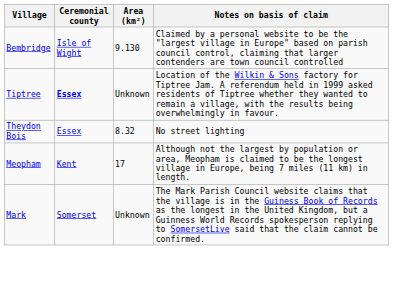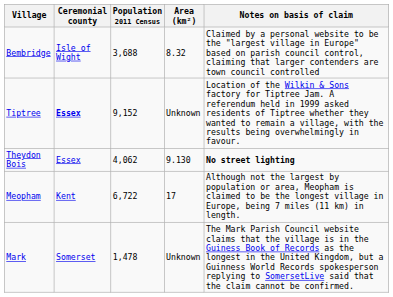+ column: (137, 16)
(127, 48) 9.130 -> (176, 53) 8.32
(125, 131) 8.32 -> (178, 160) 9.130
(200, 131) normal -> (250, 160) bold
